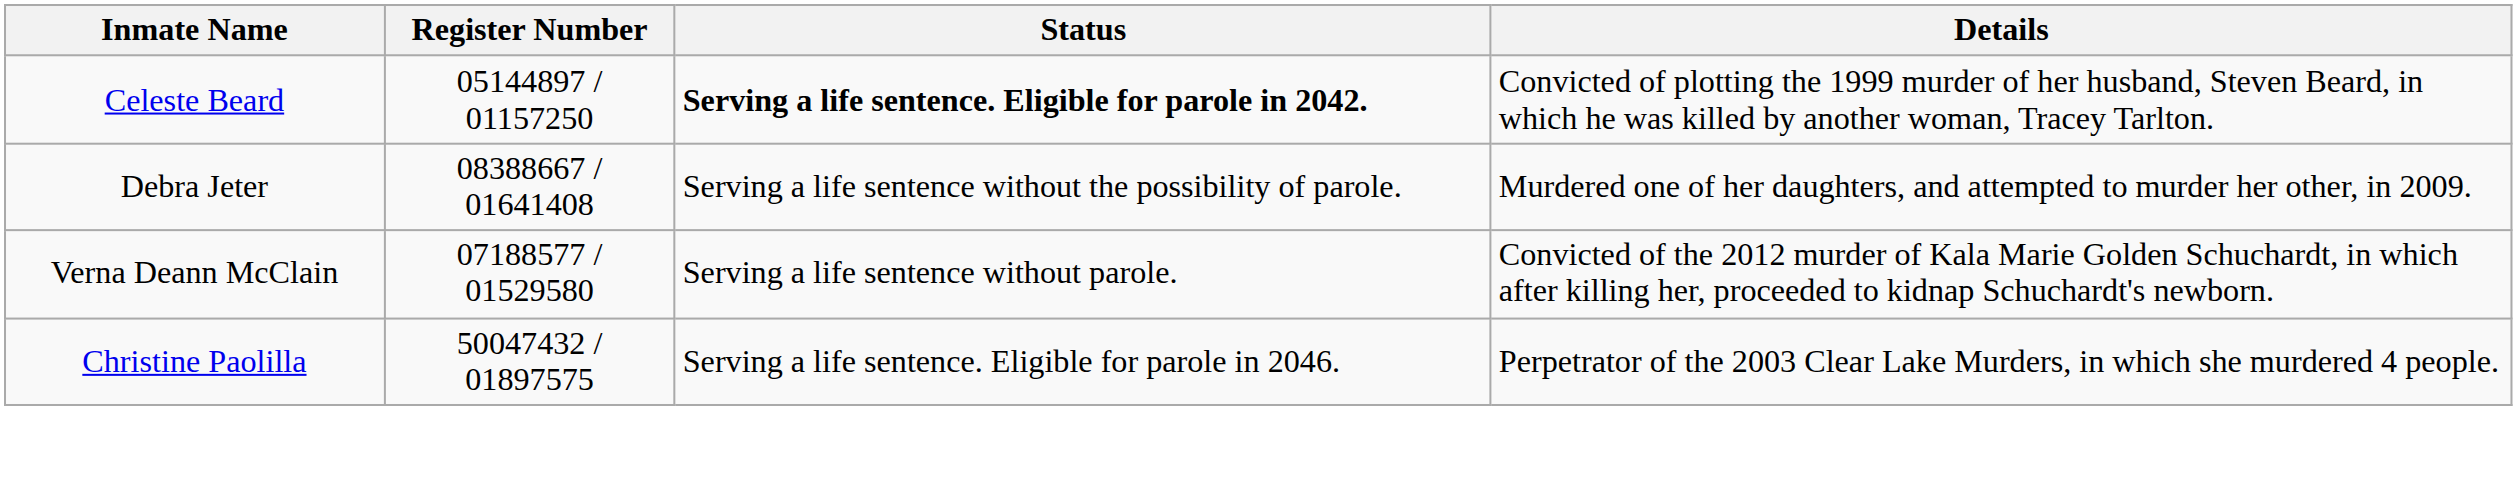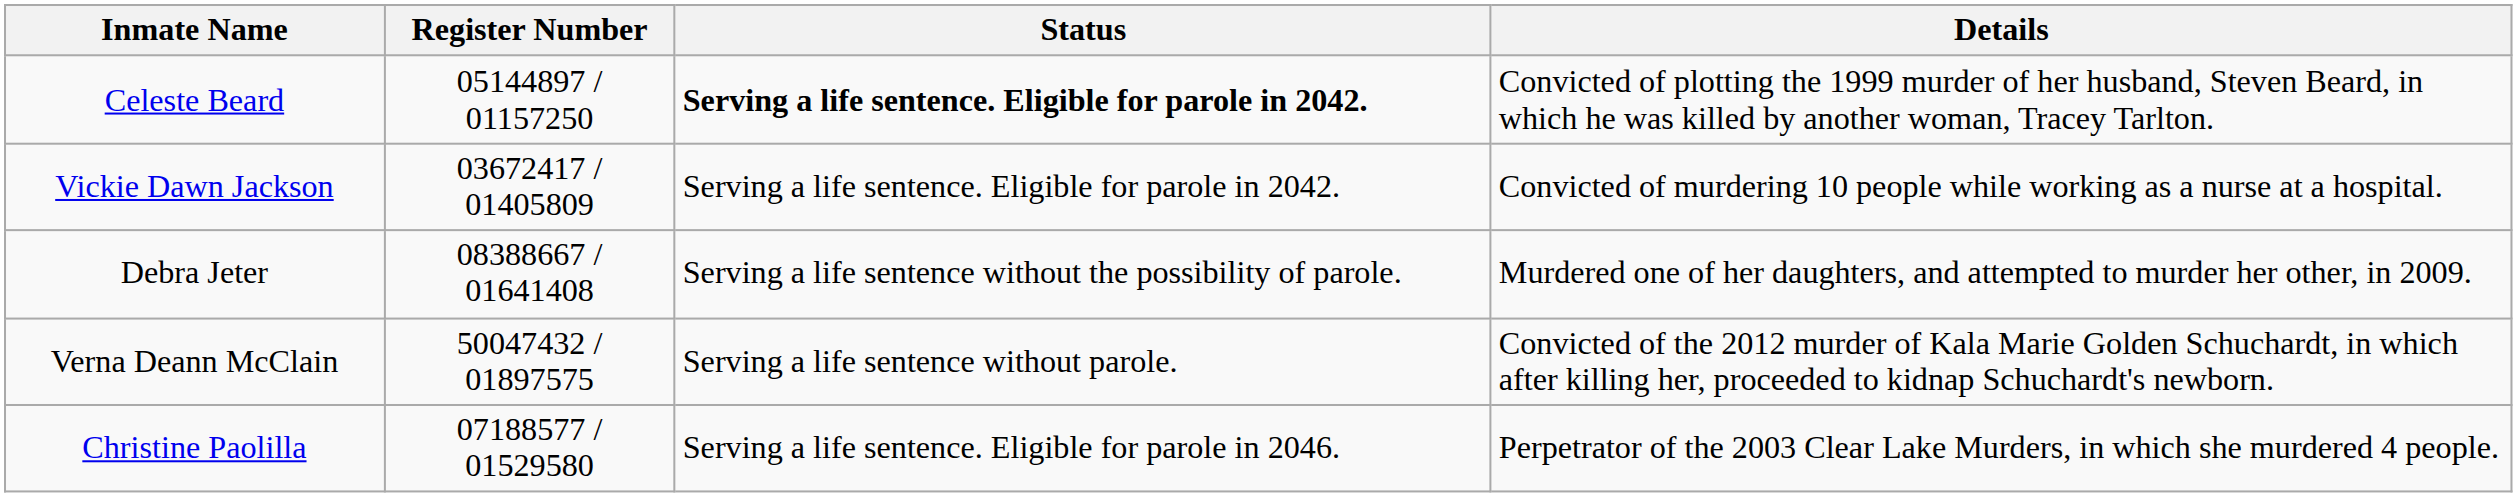+ row: (194, 186)
(530, 273) 07188577 / 01529580 -> (530, 360) 50047432 / 01897575
(530, 360) 50047432 / 01897575 -> (530, 447) 07188577 / 01529580
